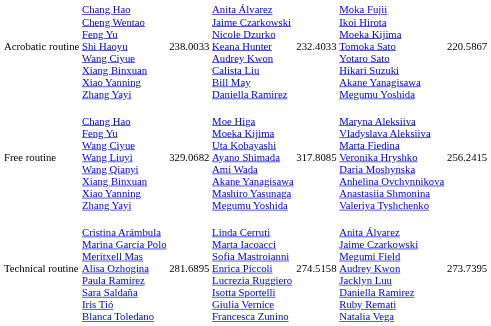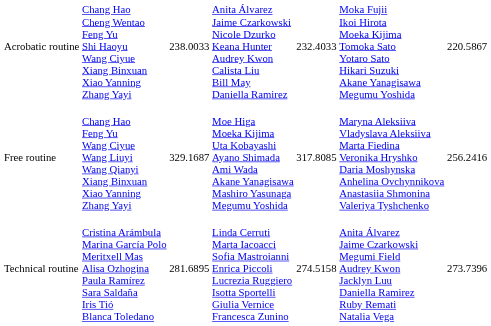(189, 157) 329.0682 -> (189, 157) 329.1687
(467, 157) 256.2415 -> (467, 157) 256.2416
(467, 268) 273.7395 -> (467, 268) 273.7396
